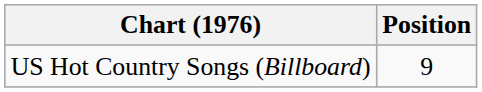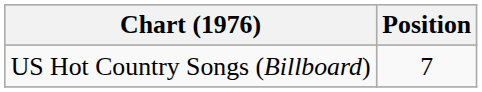(427, 65) 9 -> (427, 65) 7
